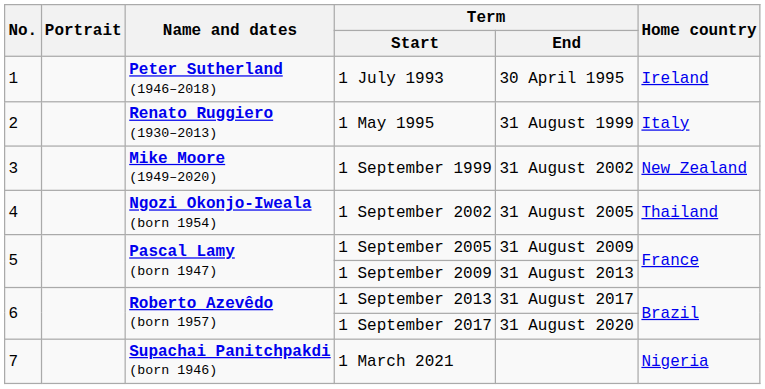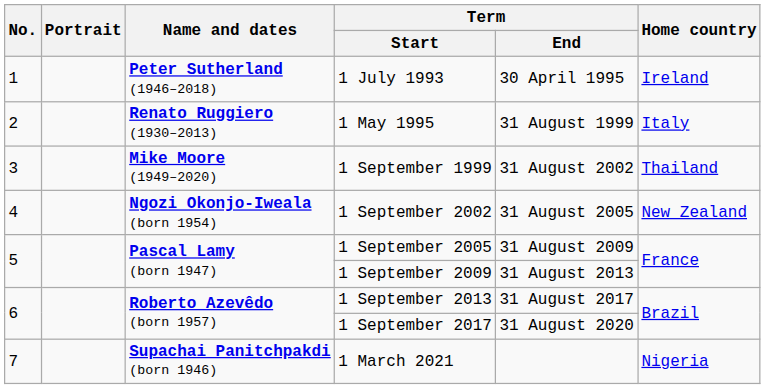(694, 168) New Zealand -> (680, 168) Thailand
(680, 213) Thailand -> (694, 213) New Zealand
